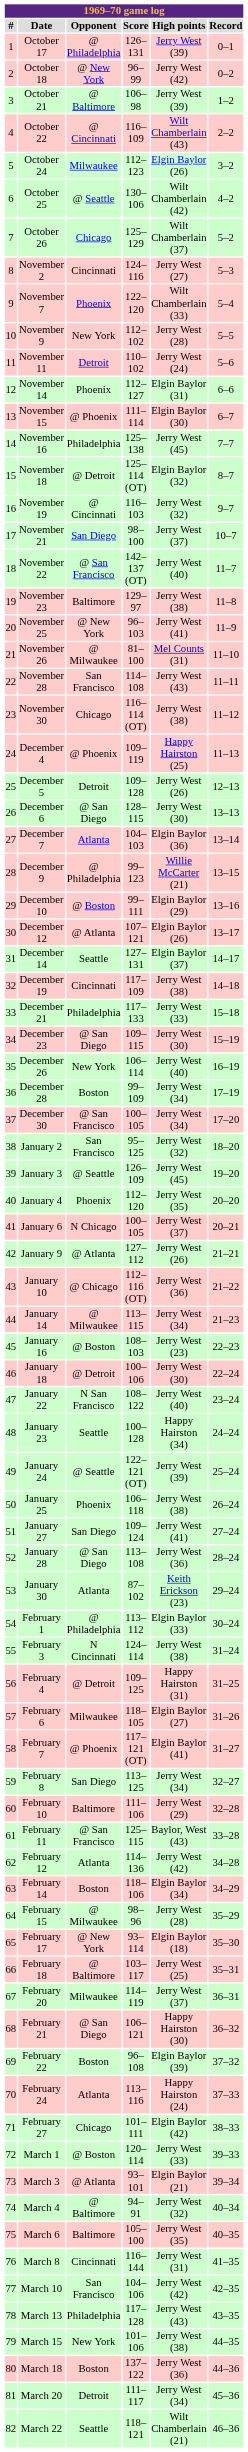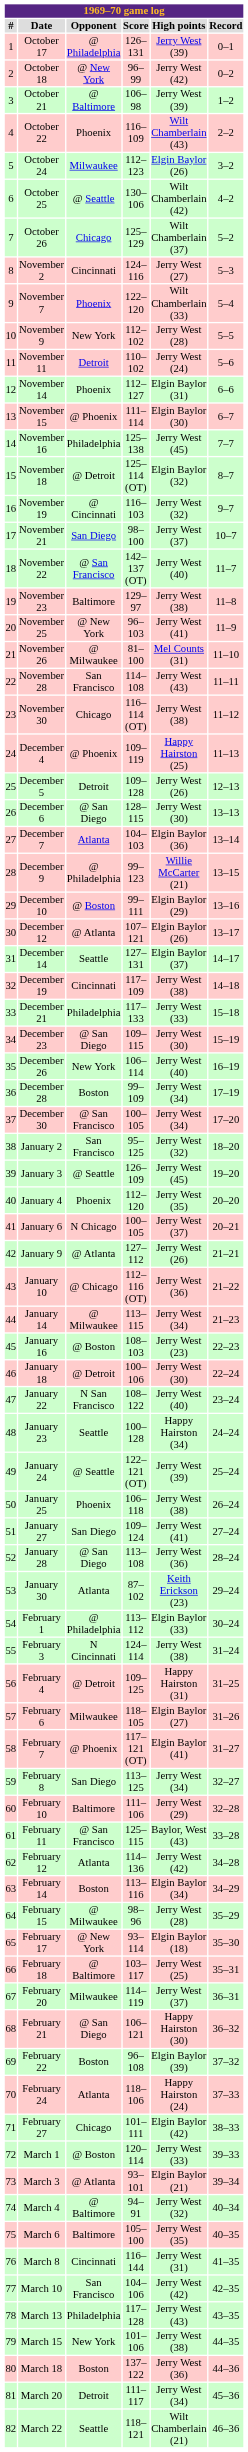(94, 133) @ Cincinnati -> (94, 133) Phoenix
(136, 1889) 118–106 -> (136, 1889) 113–116
(136, 2094) 113–116 -> (136, 2094) 118–106
